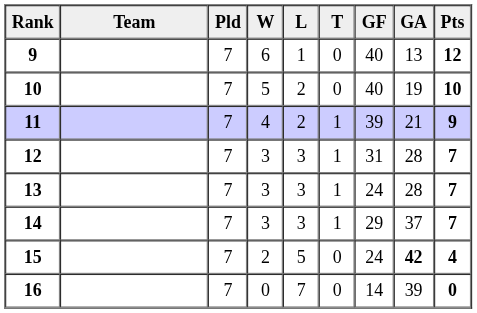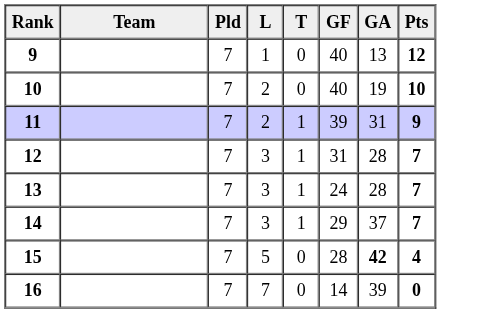- column: (266, 21)
(414, 122) 21 -> (378, 122) 31
(374, 257) 24 -> (338, 257) 28
